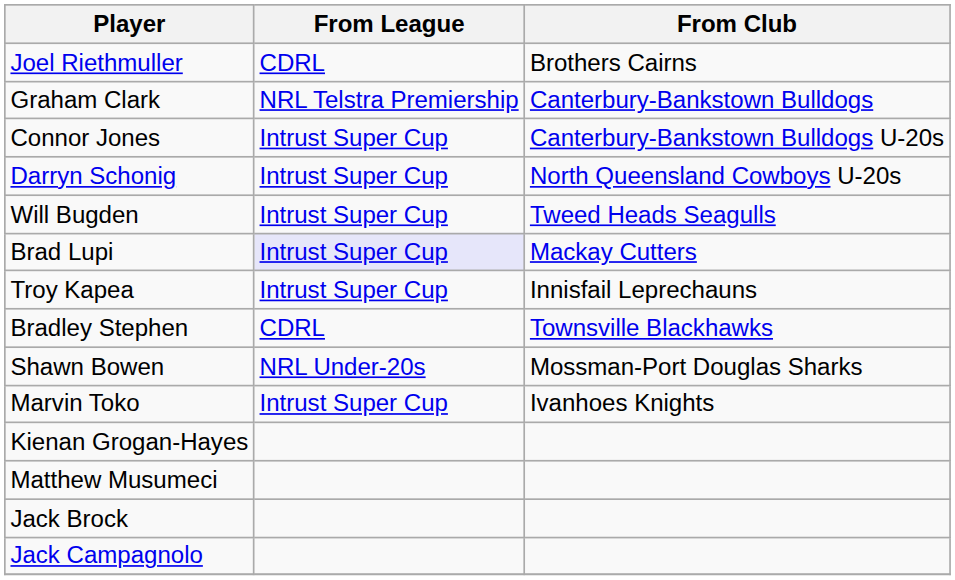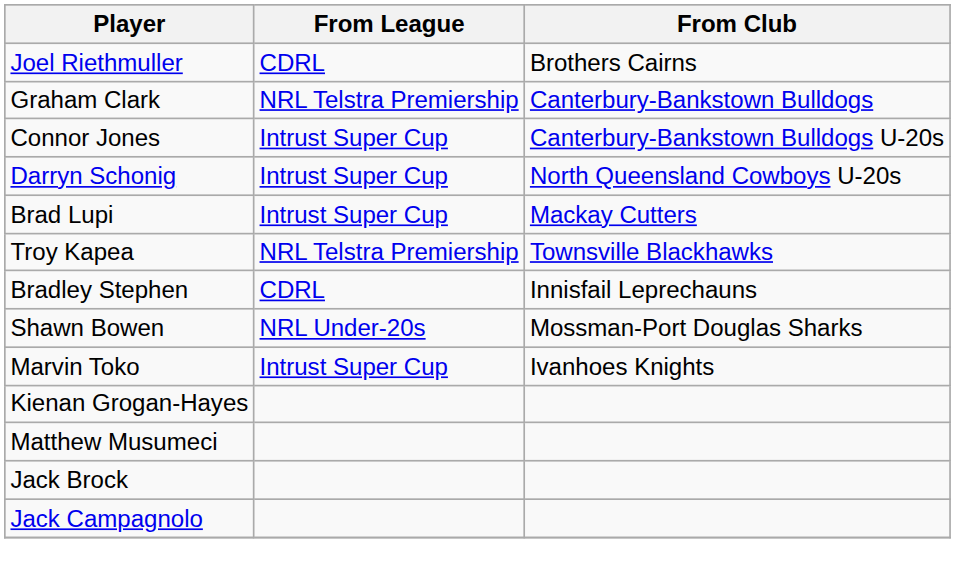- row: (75, 214)
(354, 252) lavender background -> (354, 214) no background
(354, 290) Intrust Super Cup -> (389, 252) NRL Telstra Premiership
(643, 290) Innisfail Leprechauns -> (651, 252) Townsville Blackhawks
(651, 328) Townsville Blackhawks -> (643, 290) Innisfail Leprechauns
